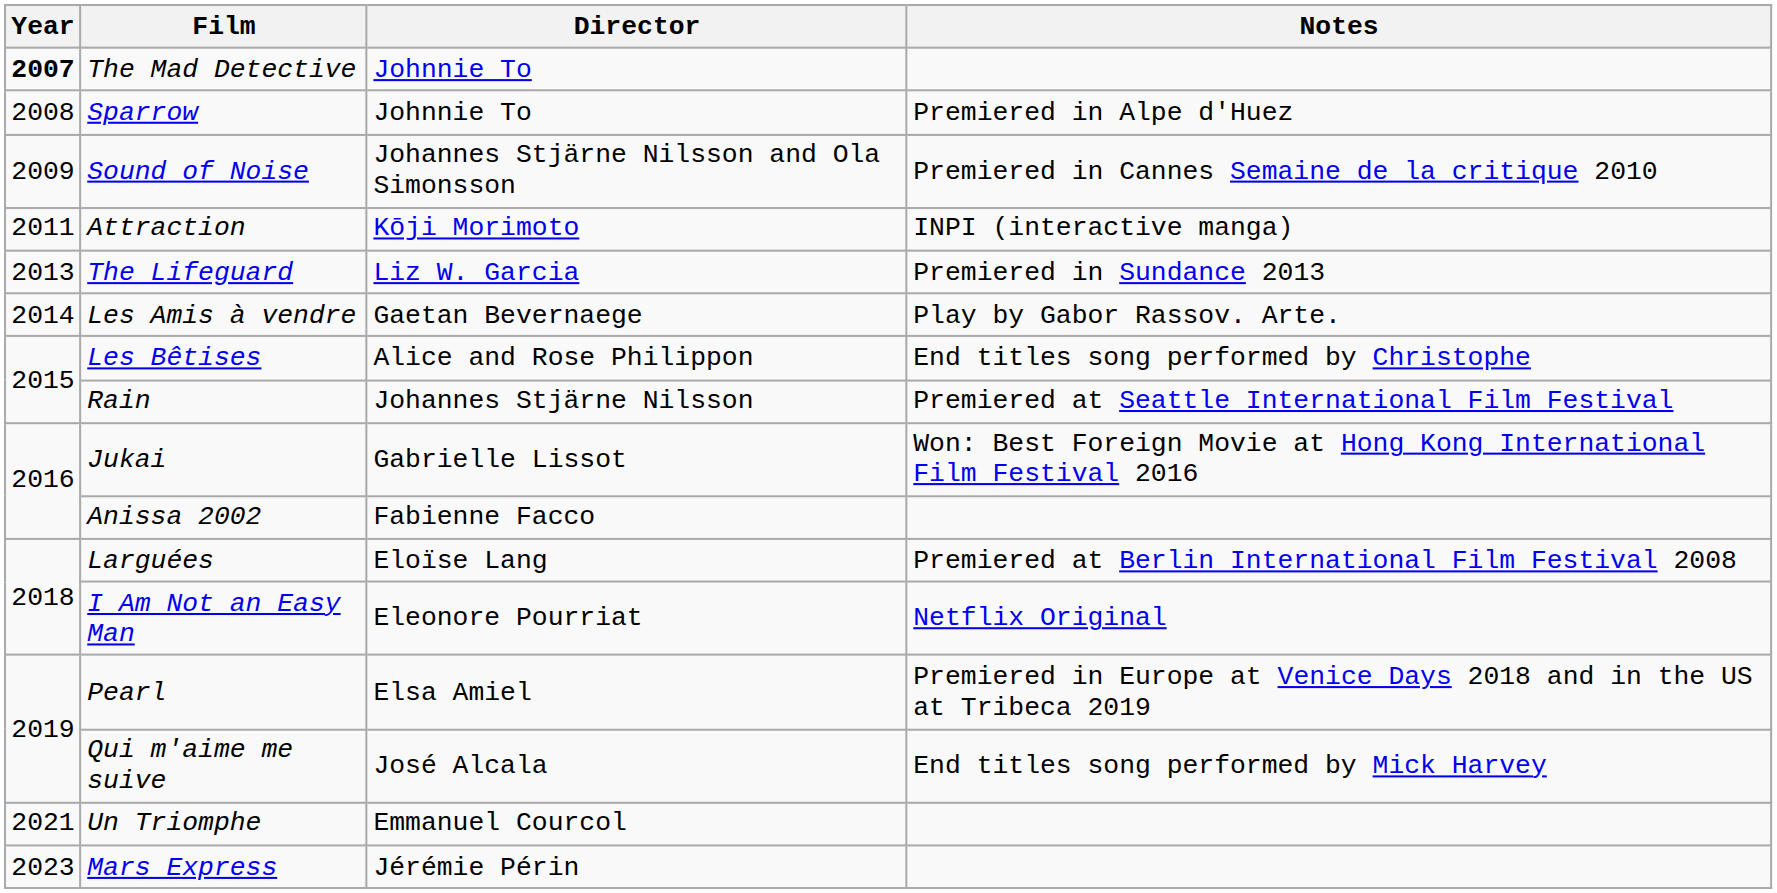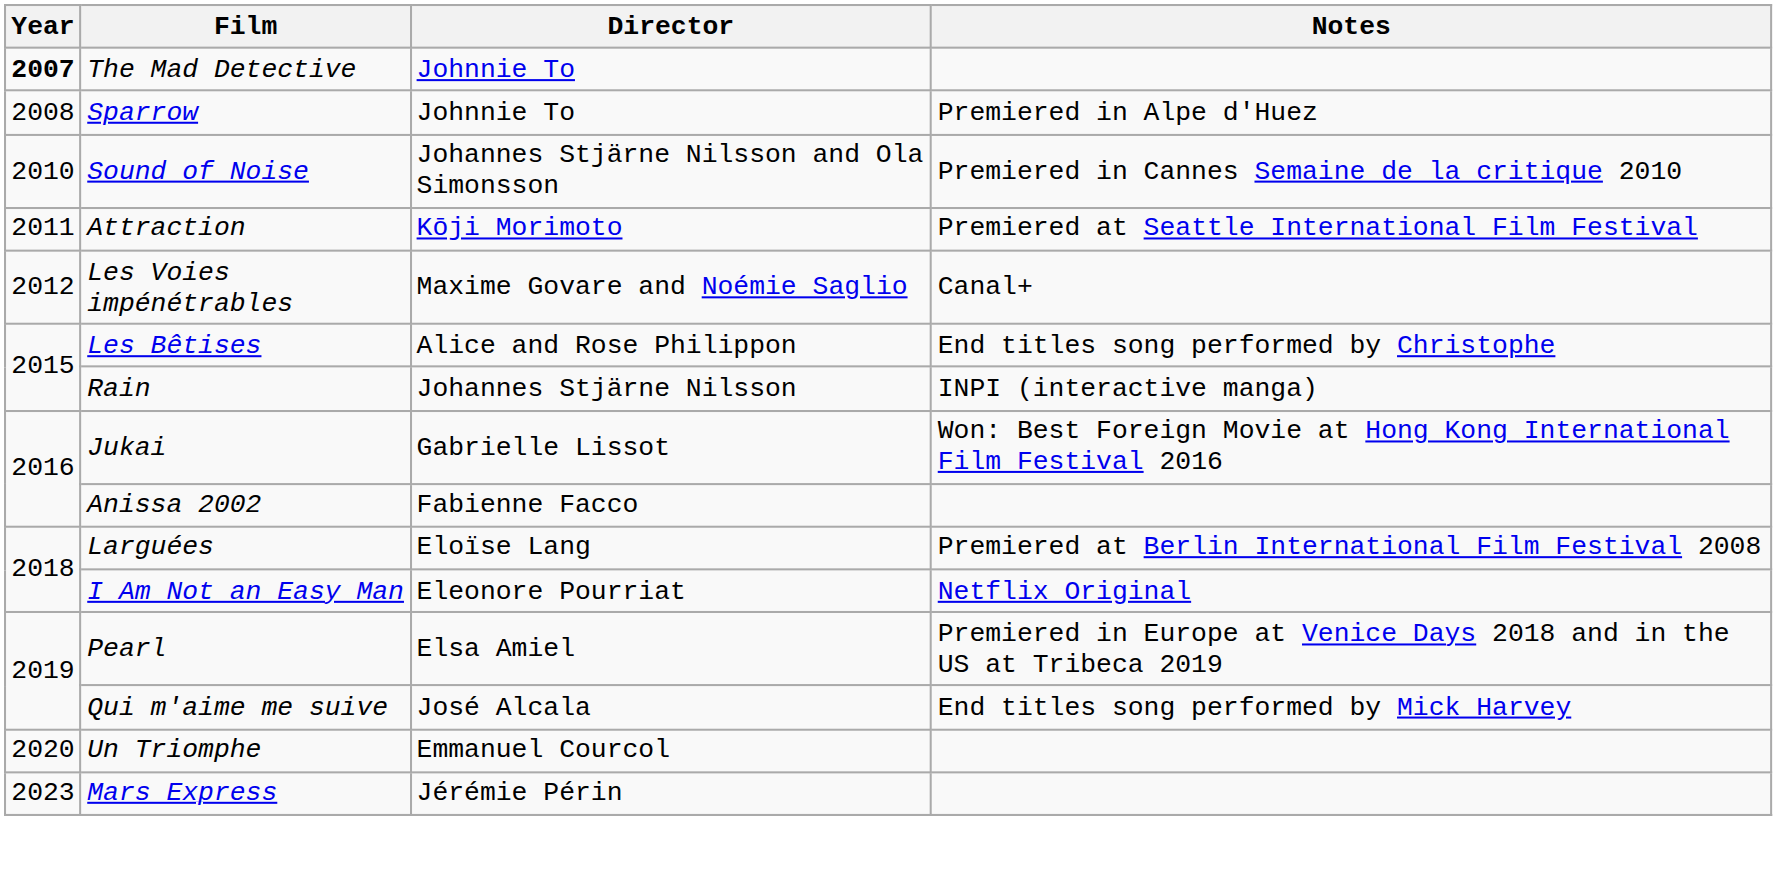(43, 171) 2009 -> (43, 171) 2010
(1103, 229) INPI (interactive manga) -> (1318, 229) Premiered at Seattle International Film Festival
+ row: (190, 287)
- row: (190, 272)
- row: (222, 315)
(1293, 401) Premiered at Seattle International Film Festival -> (1128, 388) INPI (interactive manga)
(43, 824) 2021 -> (43, 750) 2020
